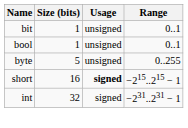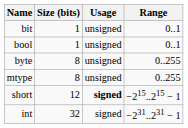(77, 61) 5 -> (77, 61) 8
+ row: (19, 77)
(75, 78) 16 -> (75, 95) 12
